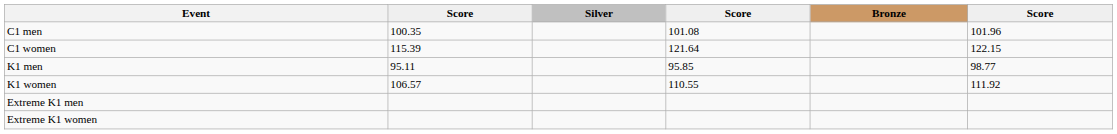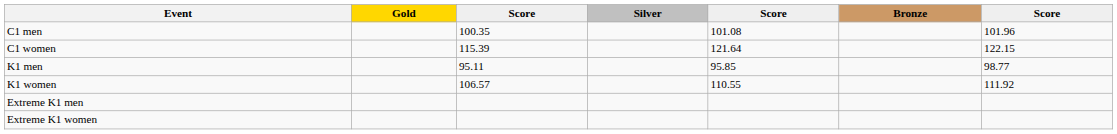+ column: (404, 13)
